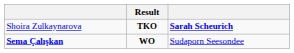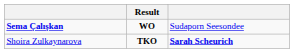rows swapped: (44, 26) <-> (35, 41)
